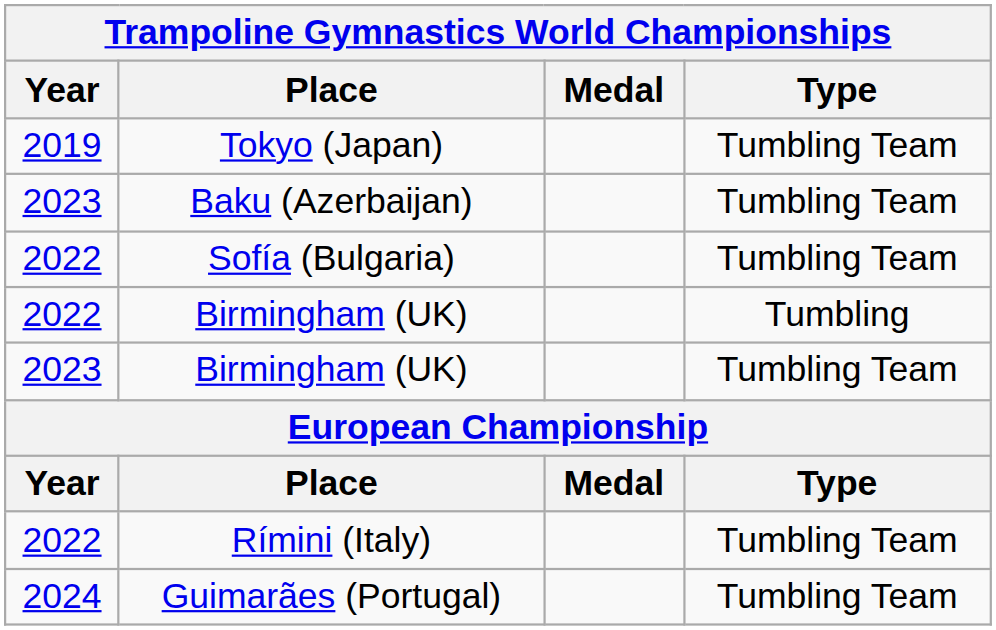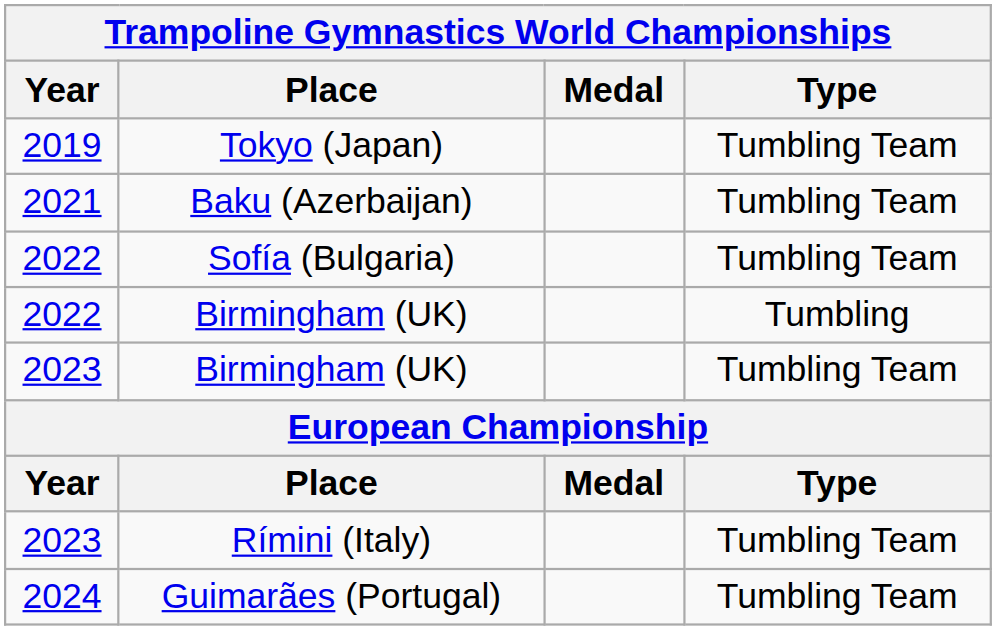(62, 201) 2023 -> (62, 201) 2021
(62, 539) 2022 -> (62, 539) 2023
